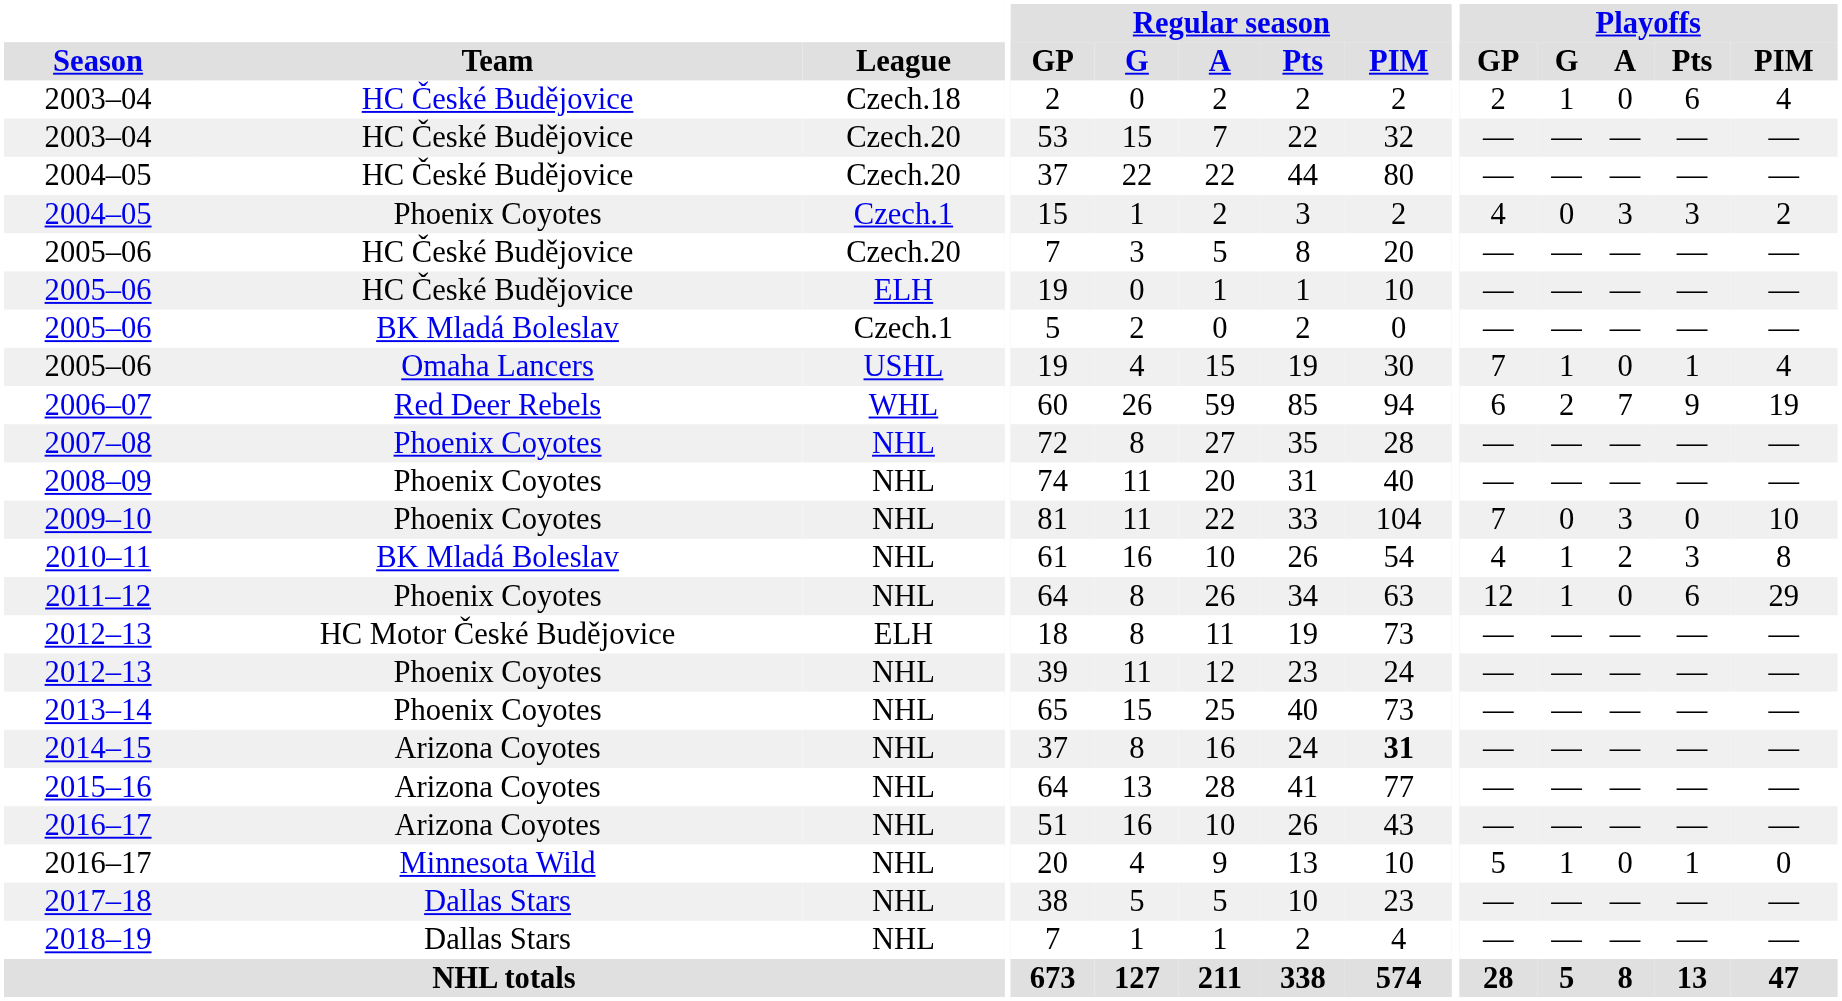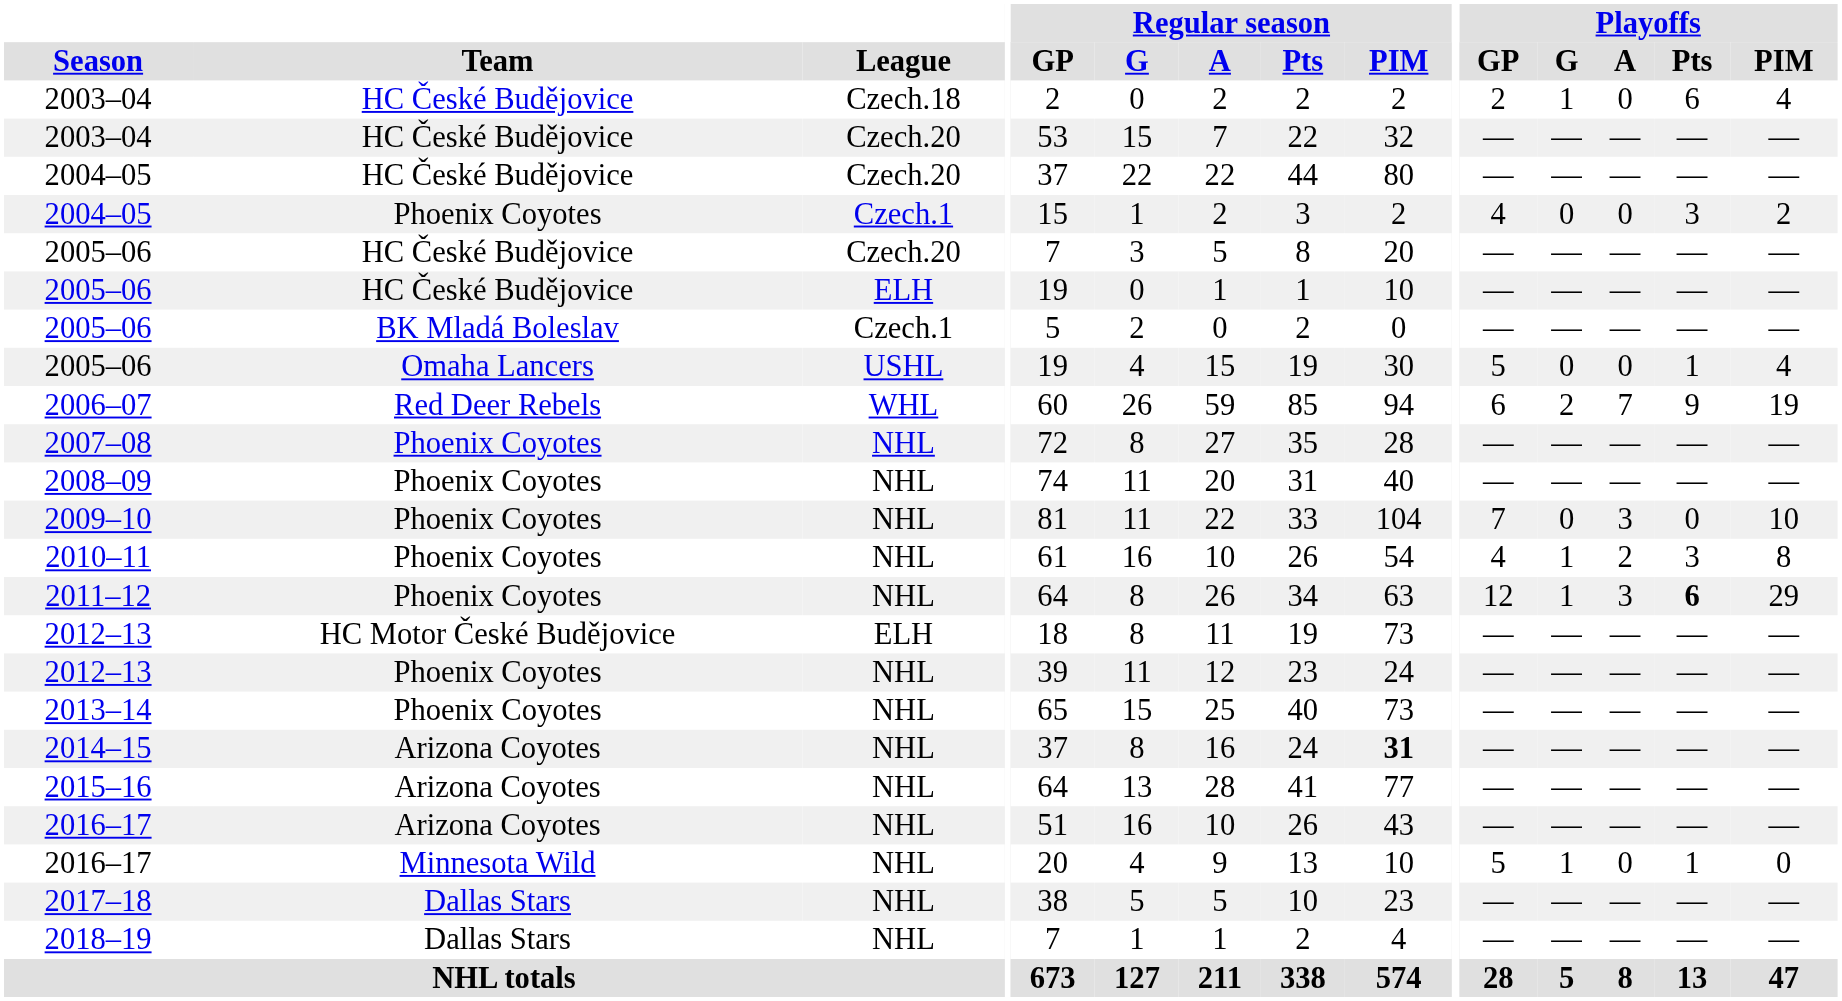(1625, 213) 3 -> (1625, 213) 0
(1498, 366) 7 -> (1498, 366) 5
(1567, 366) 1 -> (1567, 366) 0
(498, 557) BK Mladá Boleslav -> (498, 557) Phoenix Coyotes
(1625, 595) 0 -> (1625, 595) 3
(1692, 595) normal -> (1692, 595) bold
